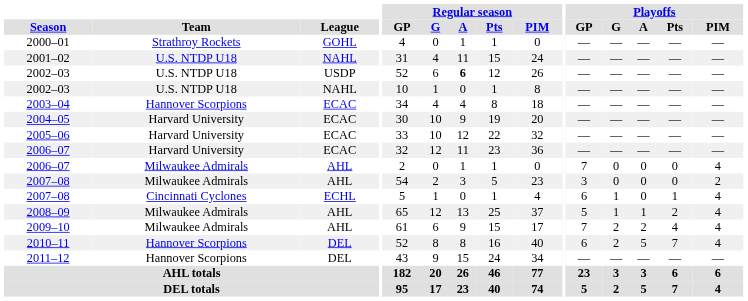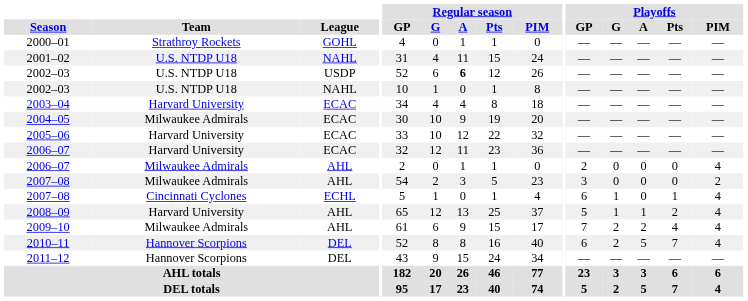(196, 104) Hannover Scorpions -> (196, 104) Harvard University
(196, 119) Harvard University -> (196, 119) Milwaukee Admirals
(584, 165) 7 -> (584, 165) 2
(196, 212) Milwaukee Admirals -> (196, 212) Harvard University
